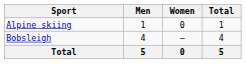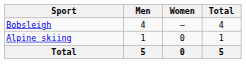rows swapped: (39, 25) <-> (29, 38)
